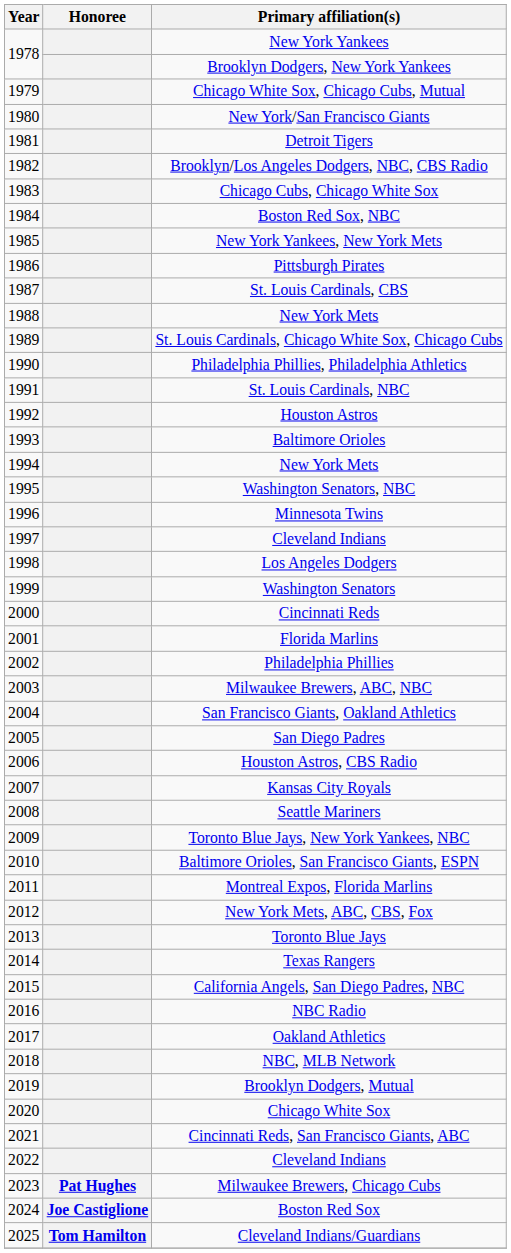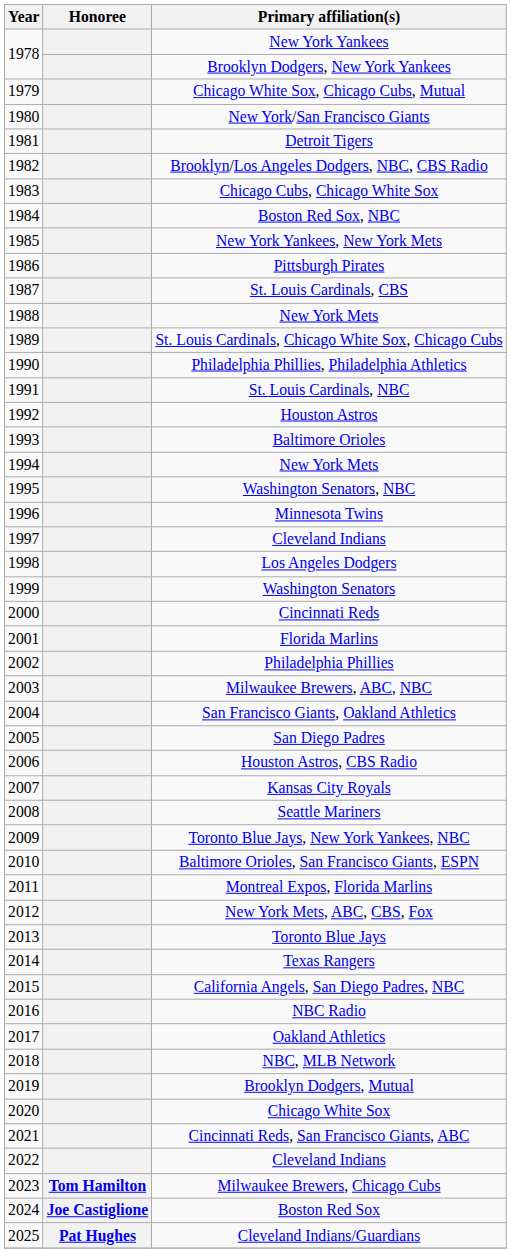(97, 1185) Pat Hughes -> (97, 1185) Tom Hamilton
(97, 1235) Tom Hamilton -> (97, 1235) Pat Hughes
